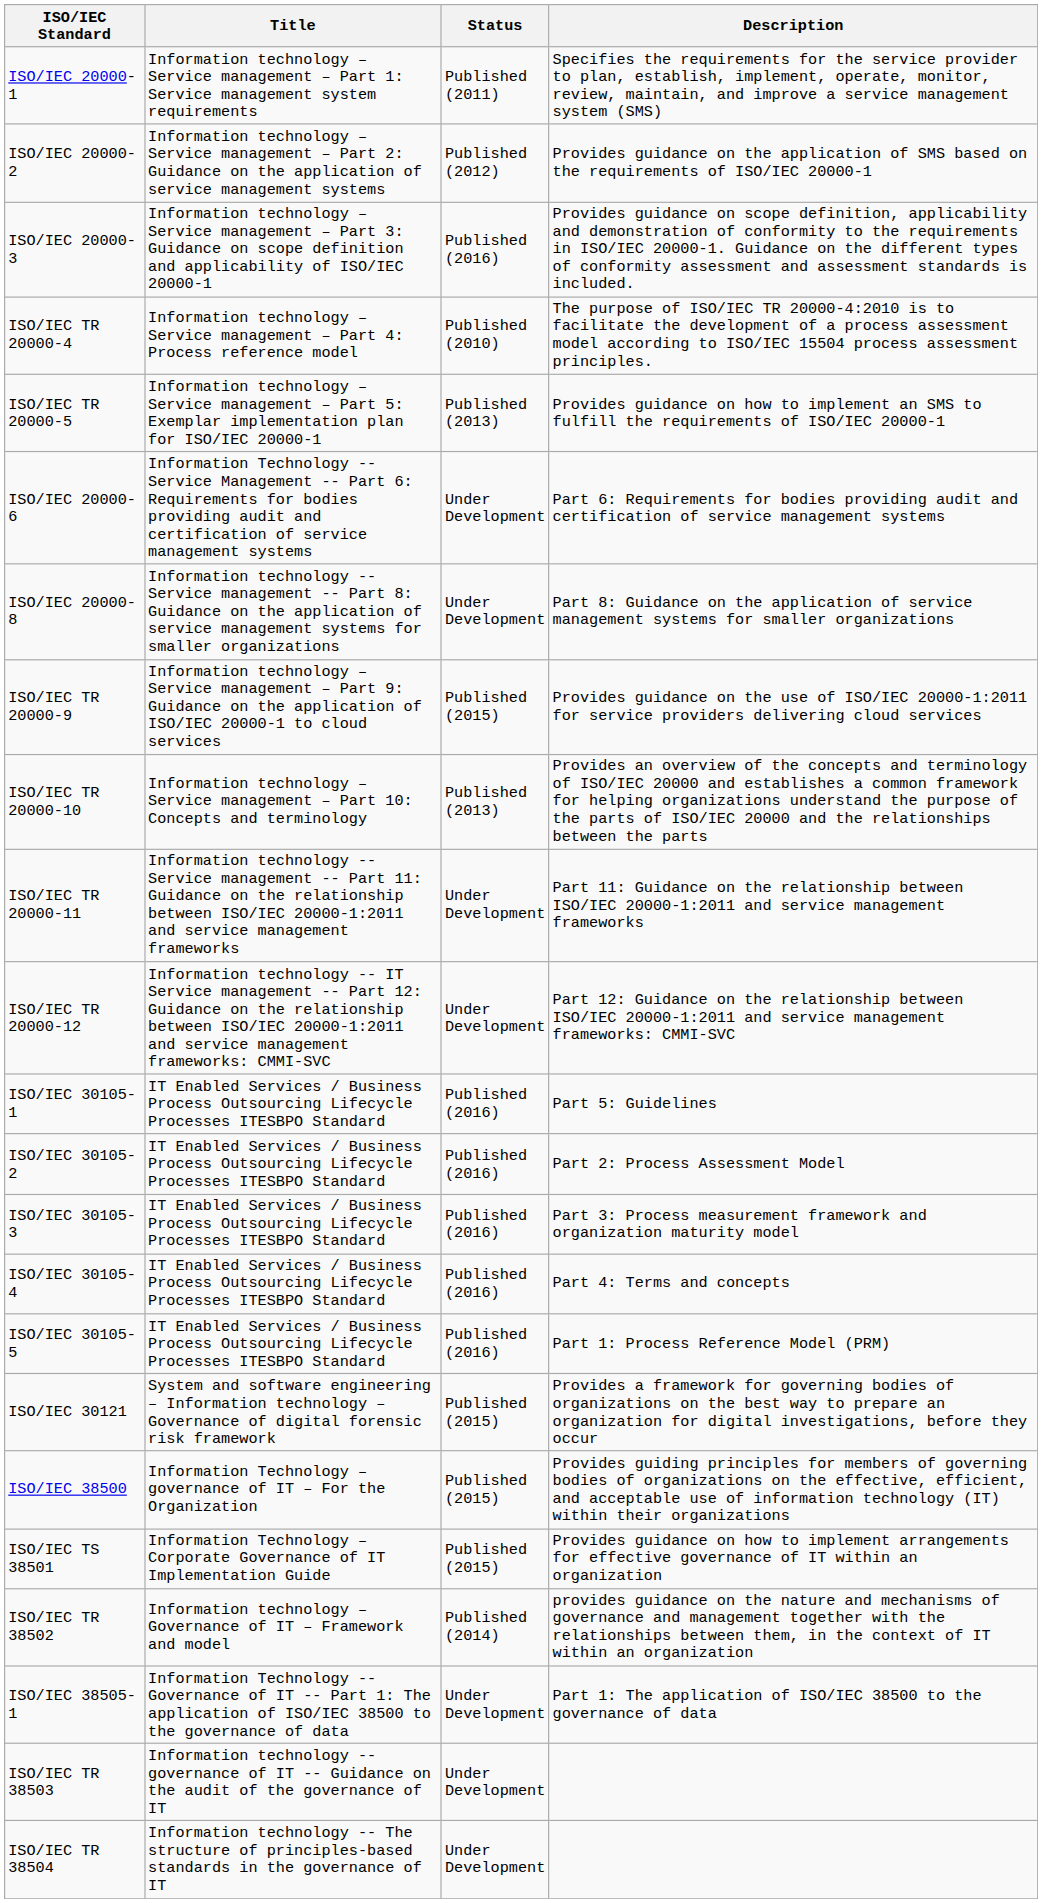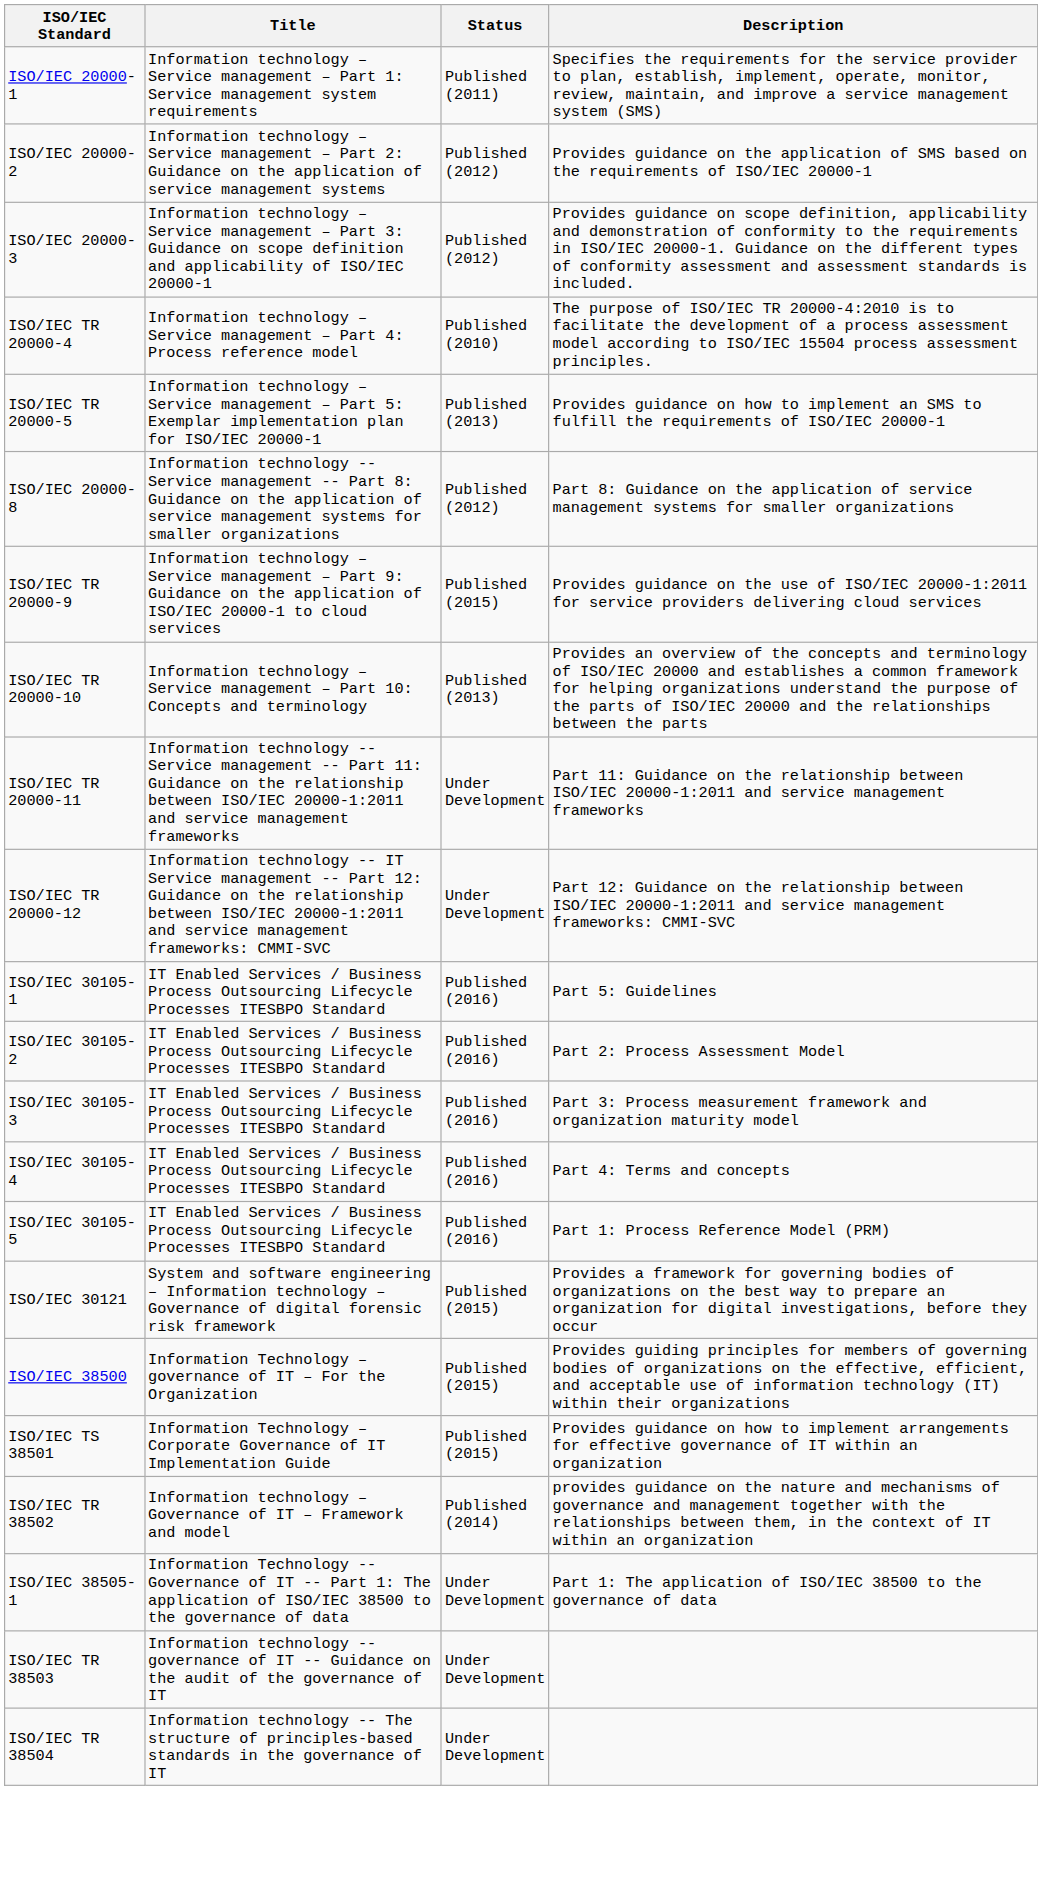(486, 249) Published (2016) -> (486, 249) Published (2012)
- row: (72, 508)
(495, 612) Under Development -> (486, 499) Published (2012)
